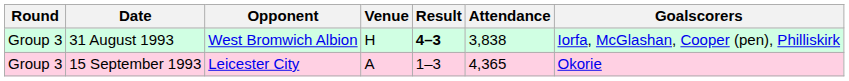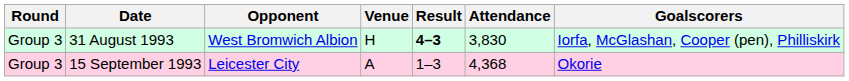(488, 40) 3,838 -> (488, 40) 3,830
(488, 64) 4,365 -> (488, 64) 4,368
